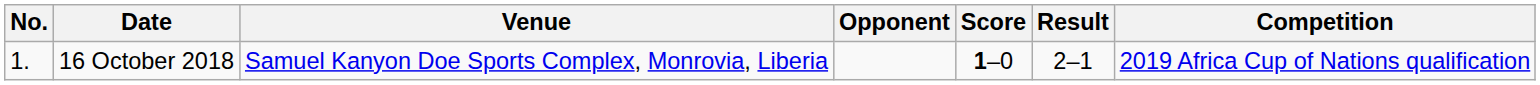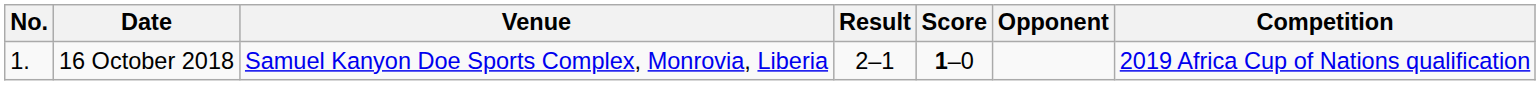columns swapped: (894, 23) <-> (1073, 23)
